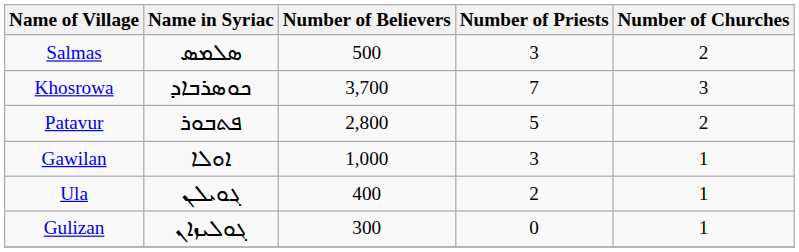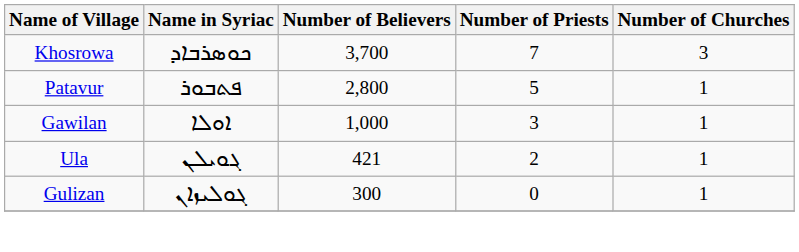- row: (74, 52)
(704, 123) 2 -> (704, 87) 1
(367, 193) 400 -> (367, 158) 421
